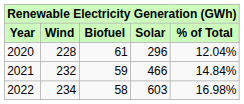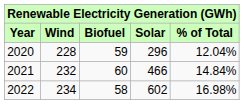(121, 52) 61 -> (121, 52) 59
(121, 71) 59 -> (121, 71) 60
(157, 90) 603 -> (157, 90) 602
